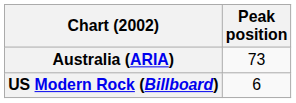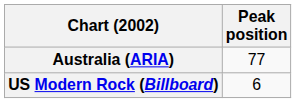(257, 60) 73 -> (257, 60) 77
